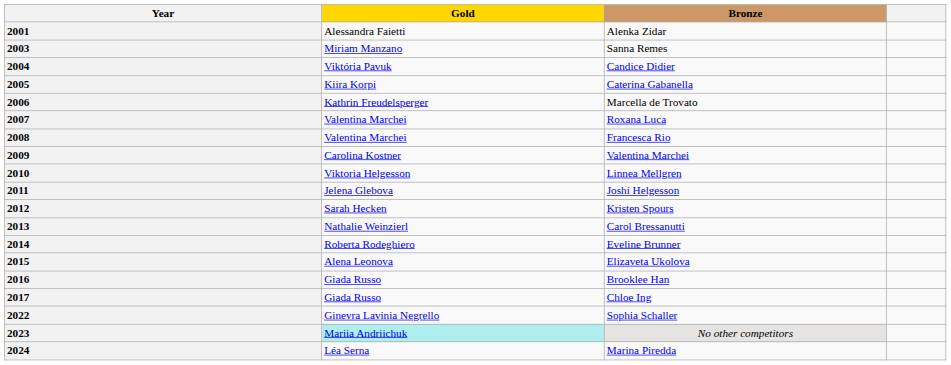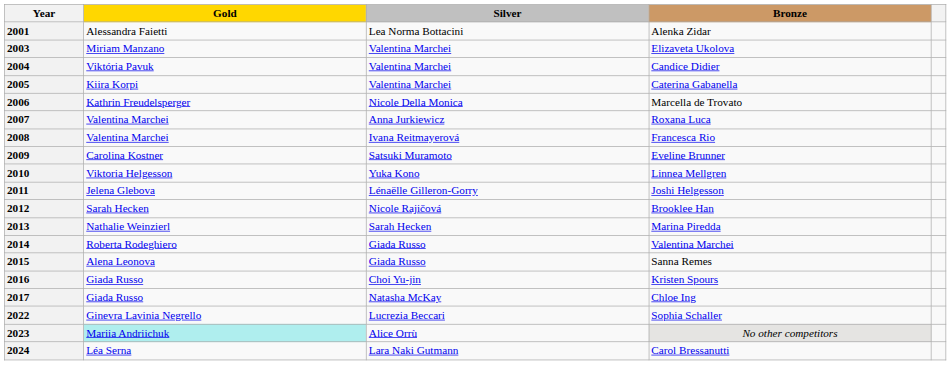+ column: (507, 13)
(637, 48) Sanna Remes -> (693, 48) Elizaveta Ukolova
(648, 155) Valentina Marchei -> (688, 155) Eveline Brunner
(640, 208) Kristen Spours -> (683, 208) Brooklee Han
(646, 226) Carol Bressanutti -> (686, 226) Marina Piredda
(644, 244) Eveline Brunner -> (693, 244) Valentina Marchei
(648, 262) Elizaveta Ukolova -> (682, 262) Sanna Remes
(638, 279) Brooklee Han -> (685, 279) Kristen Spours
(641, 350) Marina Piredda -> (690, 350) Carol Bressanutti
